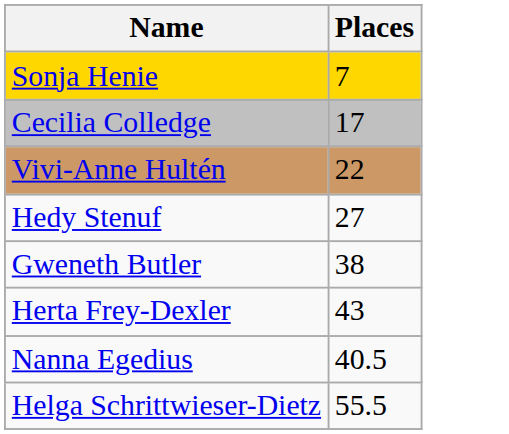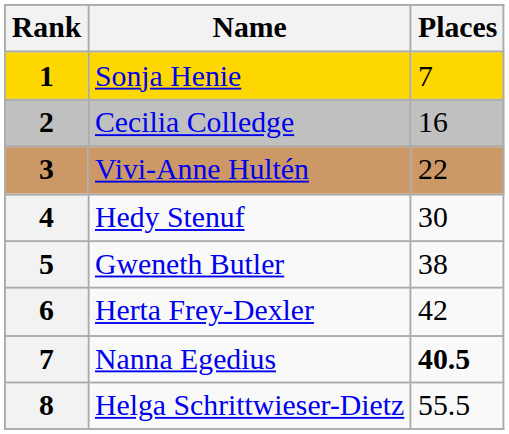+ column: (47, 28)
(350, 122) 17 -> (433, 122) 16
(350, 216) 27 -> (433, 216) 30
(350, 311) 43 -> (433, 311) 42
(361, 358) normal -> (444, 358) bold
